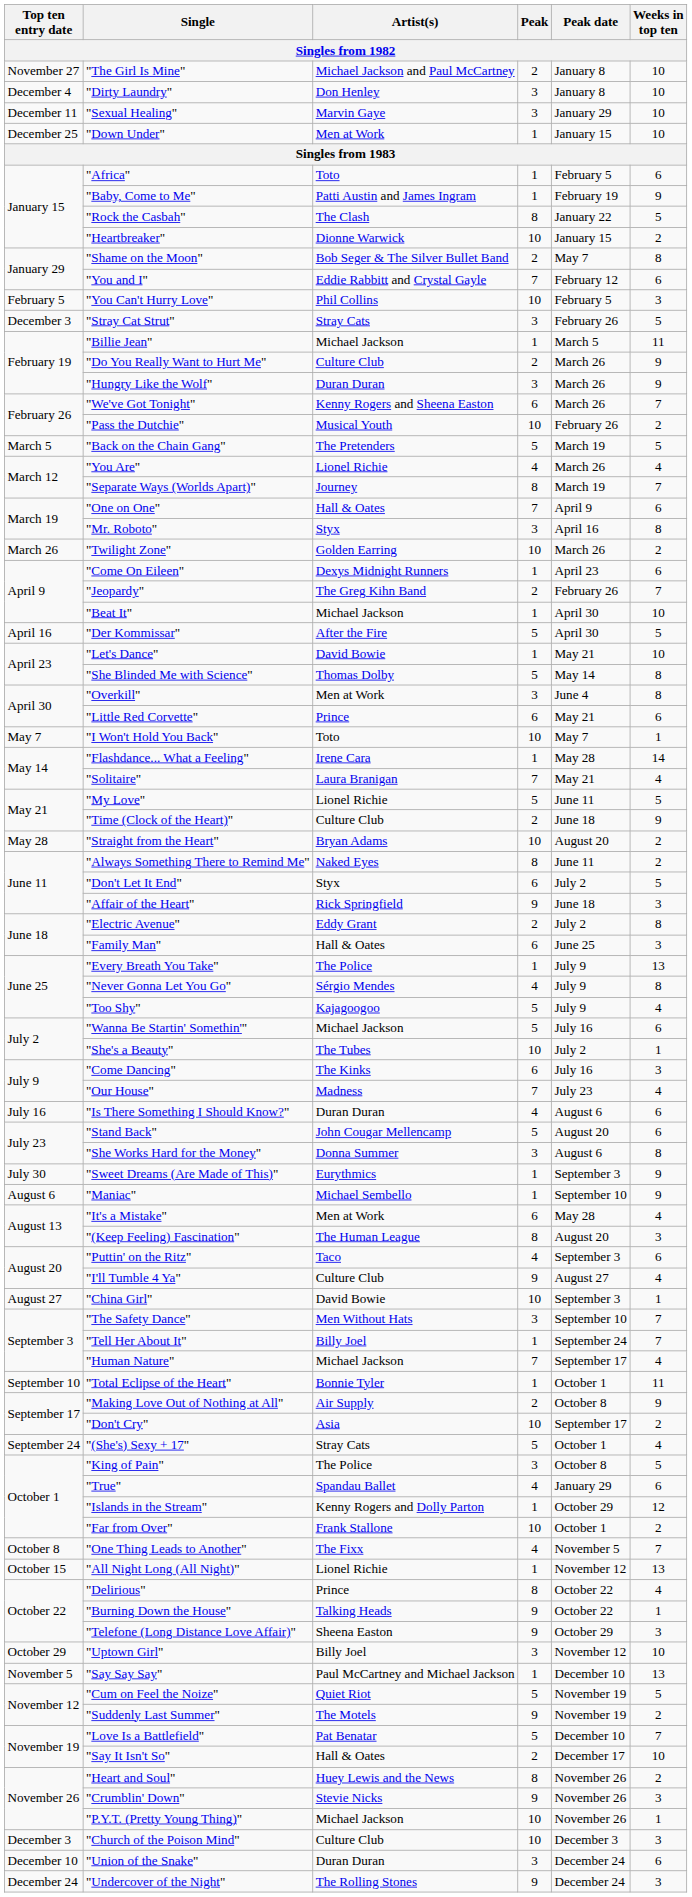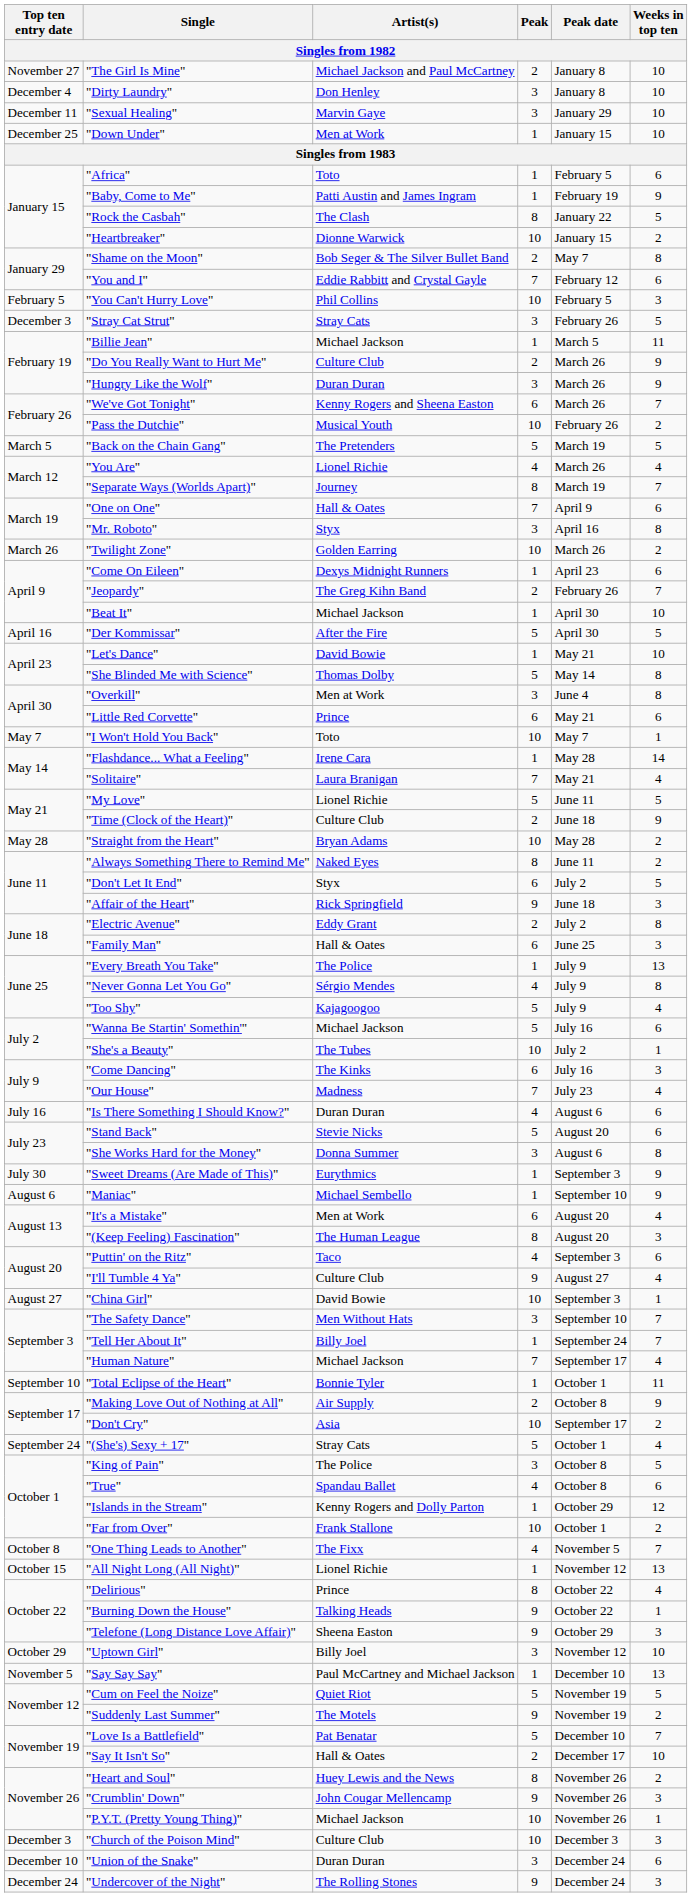(582, 841) August 20 -> (575, 841) May 28
(383, 1132) John Cougar Mellencamp -> (349, 1132) Stevie Nicks
(575, 1215) May 28 -> (582, 1215) August 20
(583, 1486) January 29 -> (580, 1486) October 8
(349, 1798) Stevie Nicks -> (383, 1798) John Cougar Mellencamp
